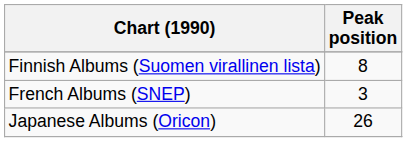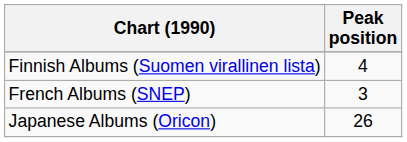(363, 66) 8 -> (363, 66) 4
